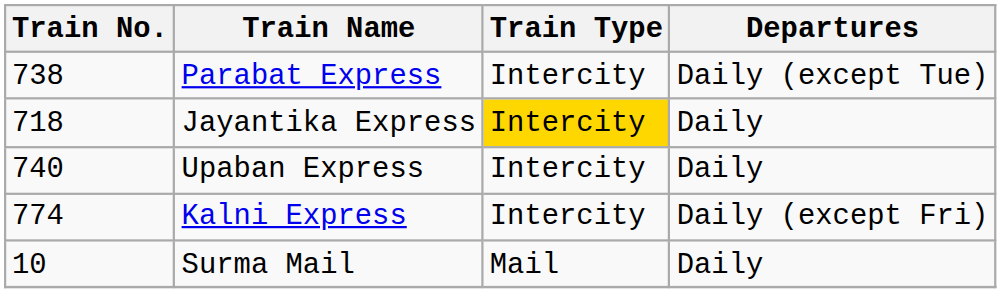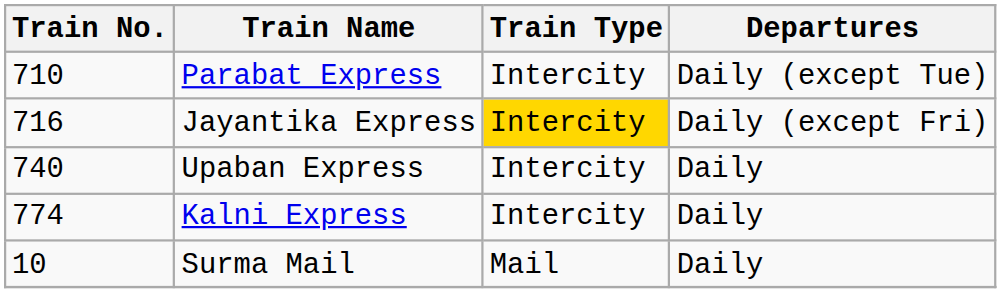(38, 76) 738 -> (38, 76) 710
(38, 123) 718 -> (38, 123) 716
(720, 123) Daily -> (833, 123) Daily (except Fri)
(833, 217) Daily (except Fri) -> (720, 217) Daily
